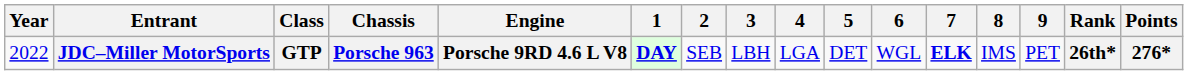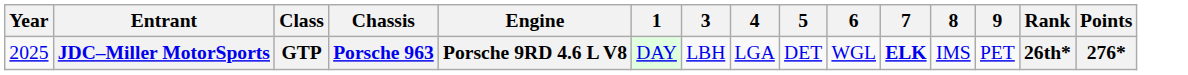- column: (704, 20)
(29, 52) 2022 -> (29, 52) 2025
(657, 52) bold -> (657, 52) normal
